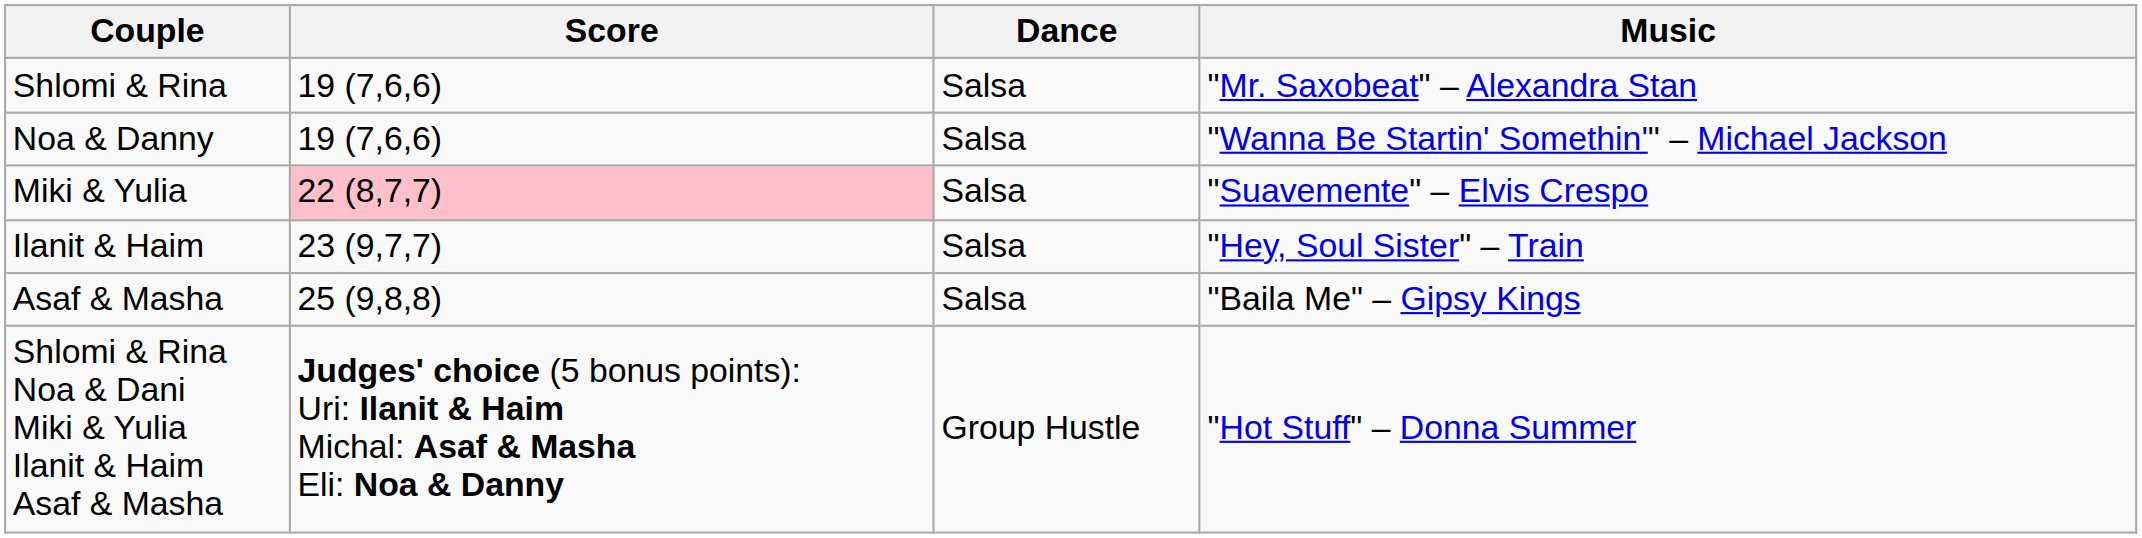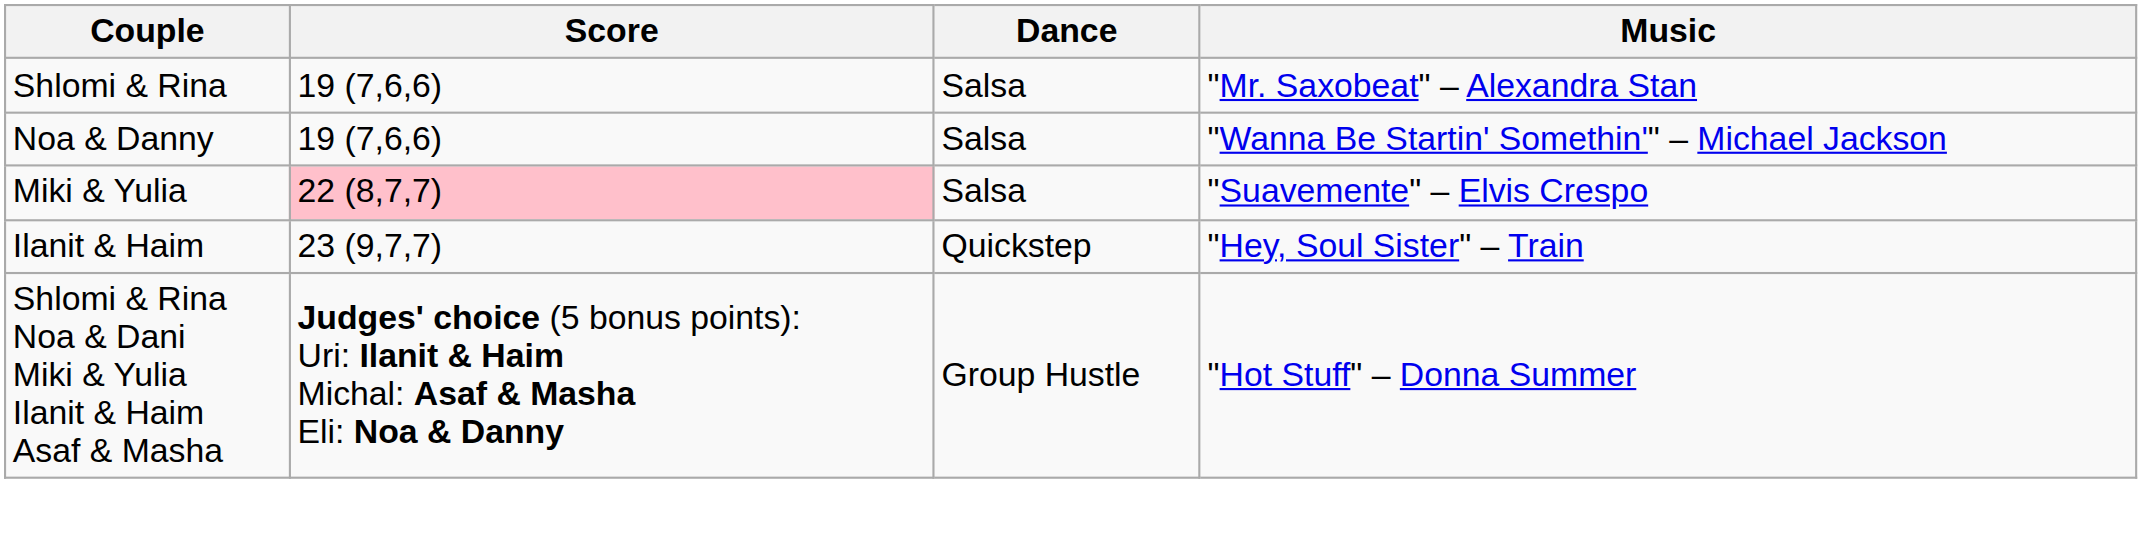(984, 245) Salsa -> (1017, 245) Quickstep
- row: (118, 298)
